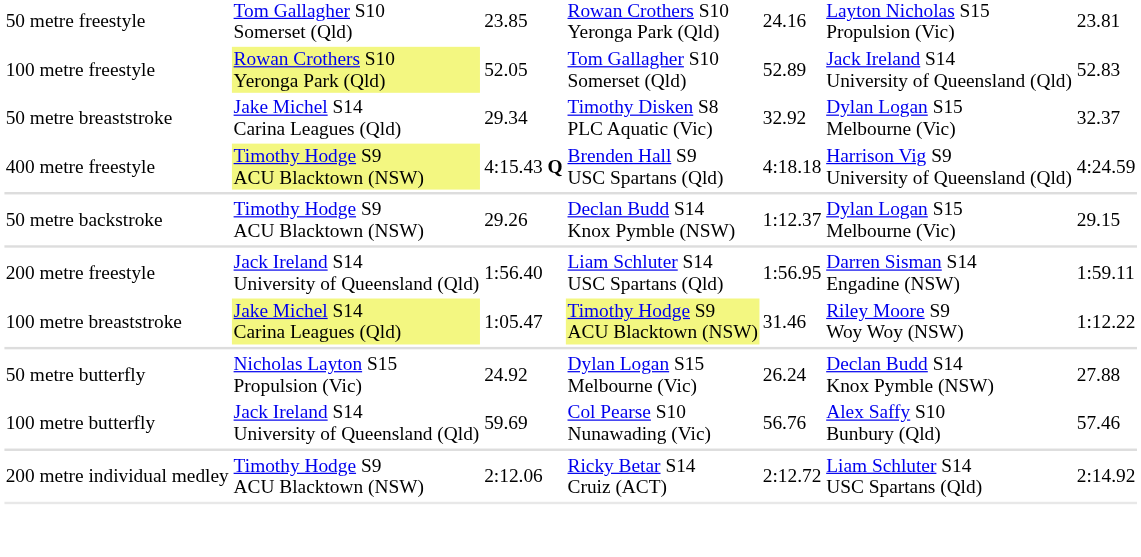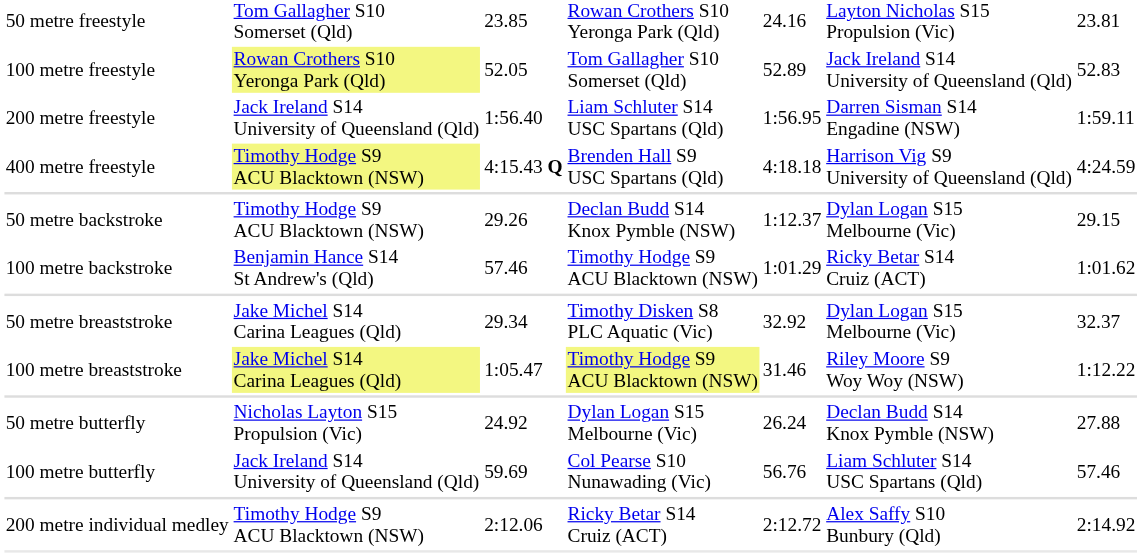rows swapped: (80, 272) <-> (89, 118)
+ row: (89, 268)
(886, 423) Alex Saffy S10 Bunbury (Qld) -> (904, 471) Liam Schluter S14 USC Spartans (Qld)
(904, 476) Liam Schluter S14 USC Spartans (Qld) -> (886, 524) Alex Saffy S10 Bunbury (Qld)
